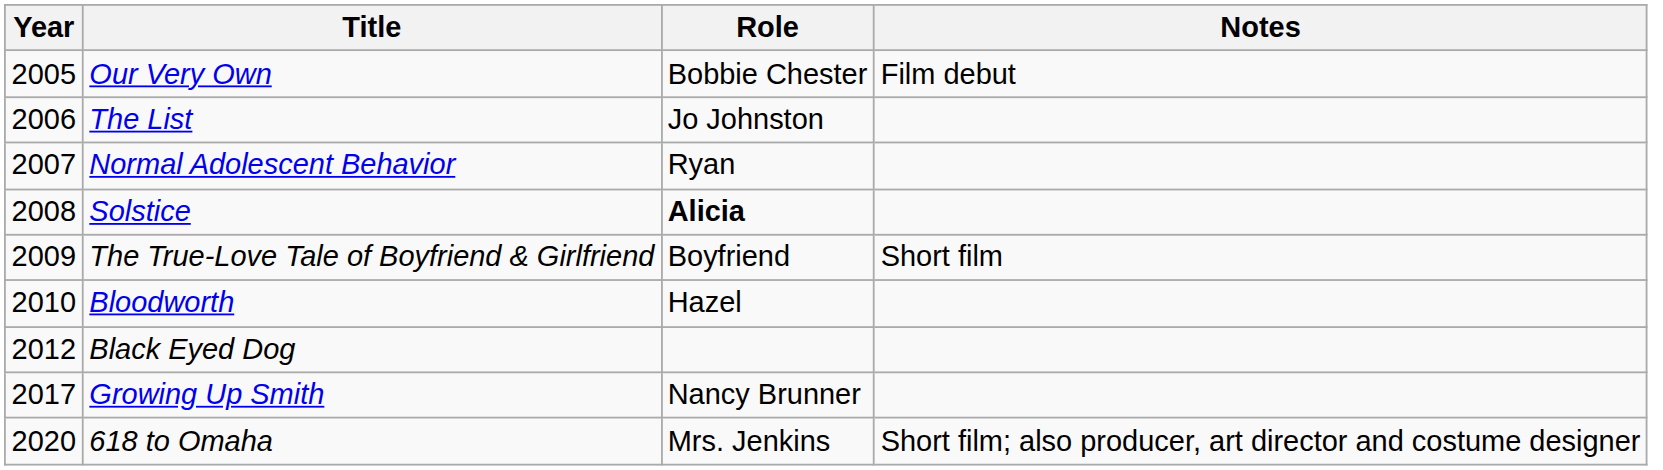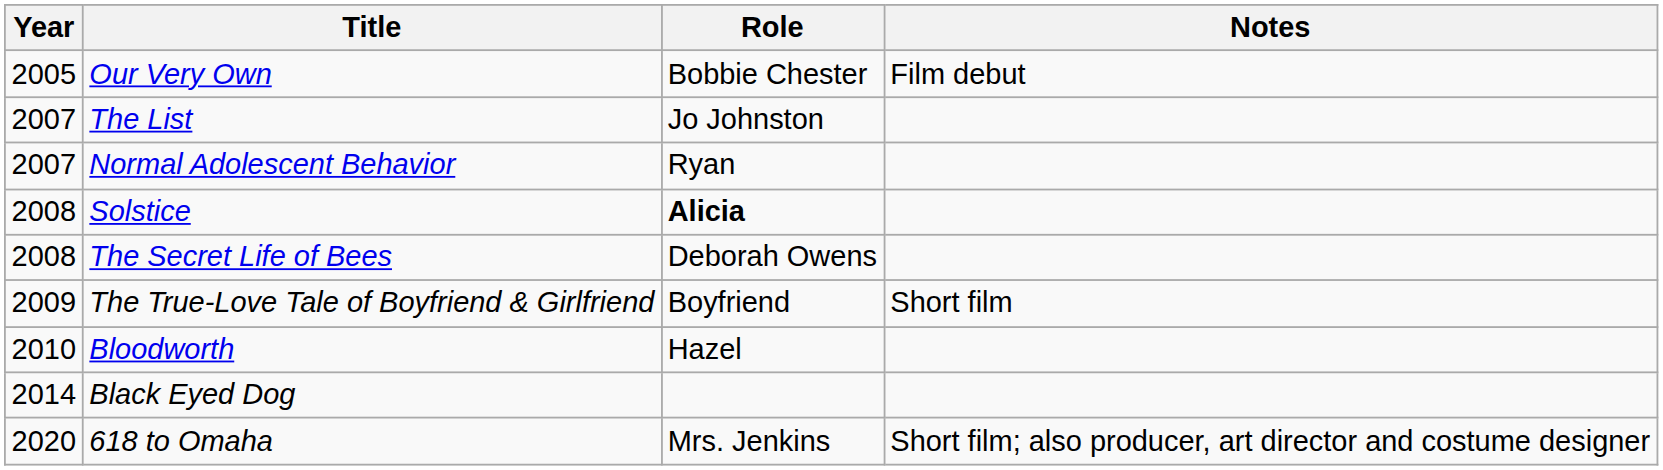(44, 119) 2006 -> (44, 119) 2007
+ row: (241, 257)
(44, 348) 2012 -> (44, 394) 2014
- row: (207, 394)
